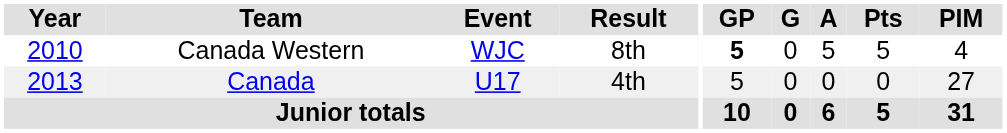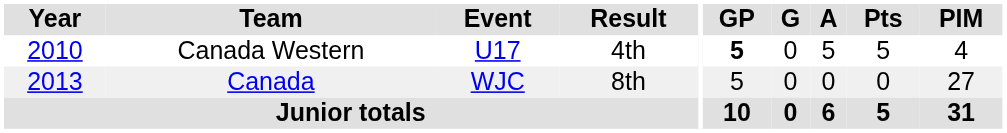(498, 50) WJC -> (498, 50) U17
(628, 50) 8th -> (628, 50) 4th
(498, 81) U17 -> (498, 81) WJC
(628, 81) 4th -> (628, 81) 8th
